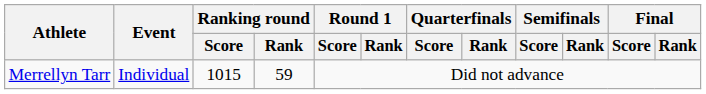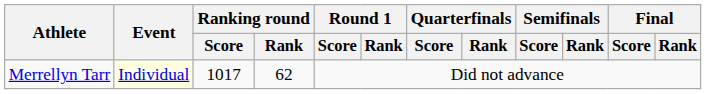(154, 74) no background -> (154, 74) lightyellow background
(224, 74) 1015 -> (224, 74) 1017
(284, 74) 59 -> (284, 74) 62
